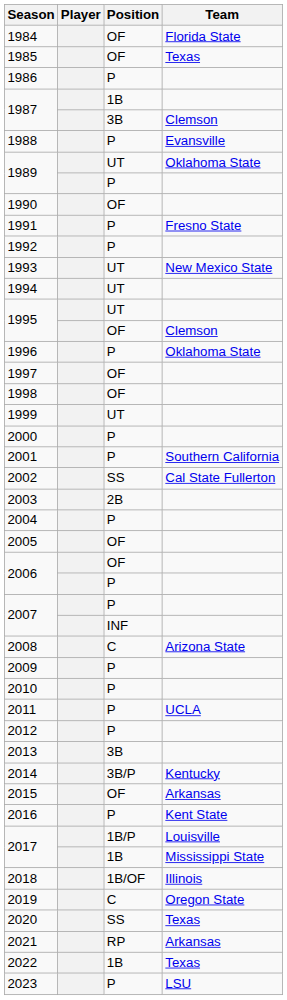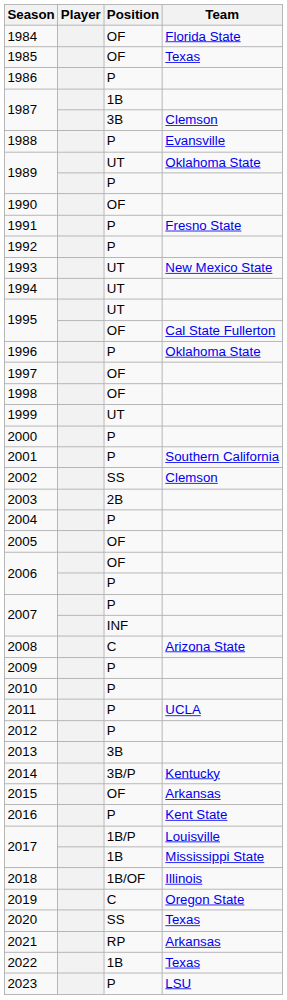(192, 330) Clemson -> (220, 330) Cal State Fullerton
(220, 478) Cal State Fullerton -> (192, 478) Clemson
